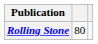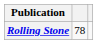(80, 30) 80 -> (80, 30) 78
